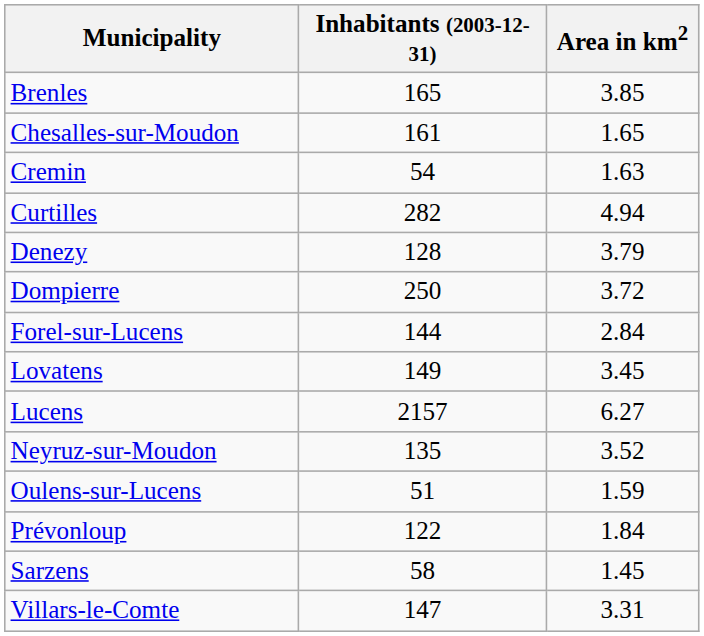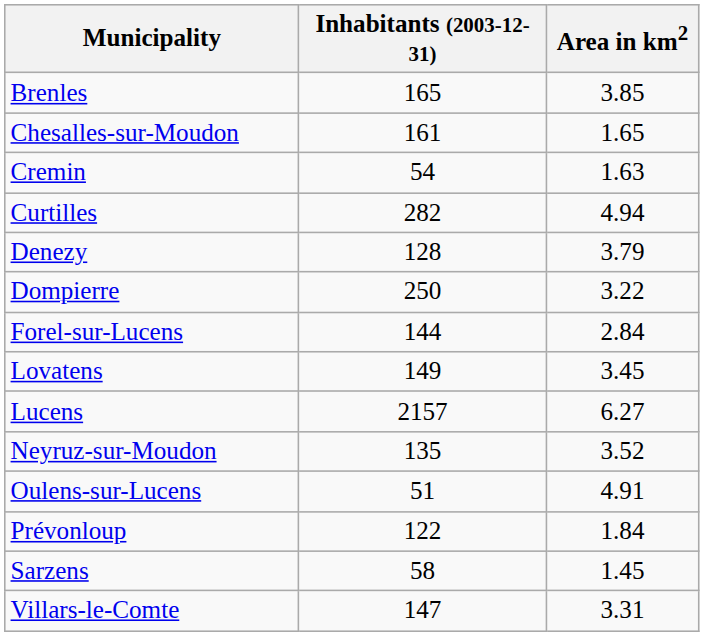(622, 291) 3.72 -> (622, 291) 3.22
(622, 490) 1.59 -> (622, 490) 4.91
